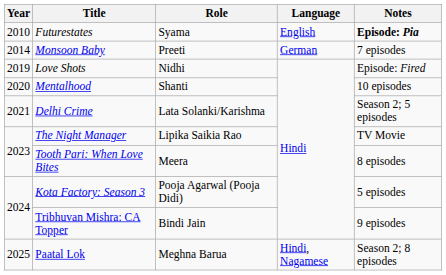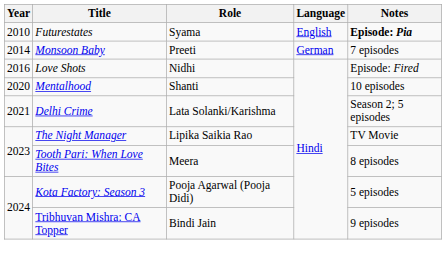(19, 68) 2019 -> (19, 68) 2016
- row: (60, 254)
